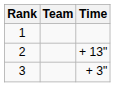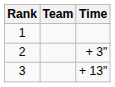(93, 52) + 13" -> (97, 52) + 3"
(97, 71) + 3" -> (93, 71) + 13"
